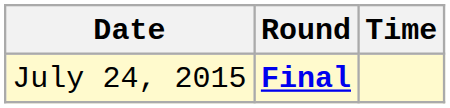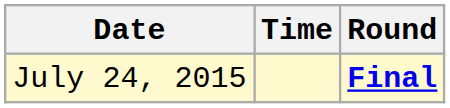columns swapped: (401, 30) <-> (306, 30)
